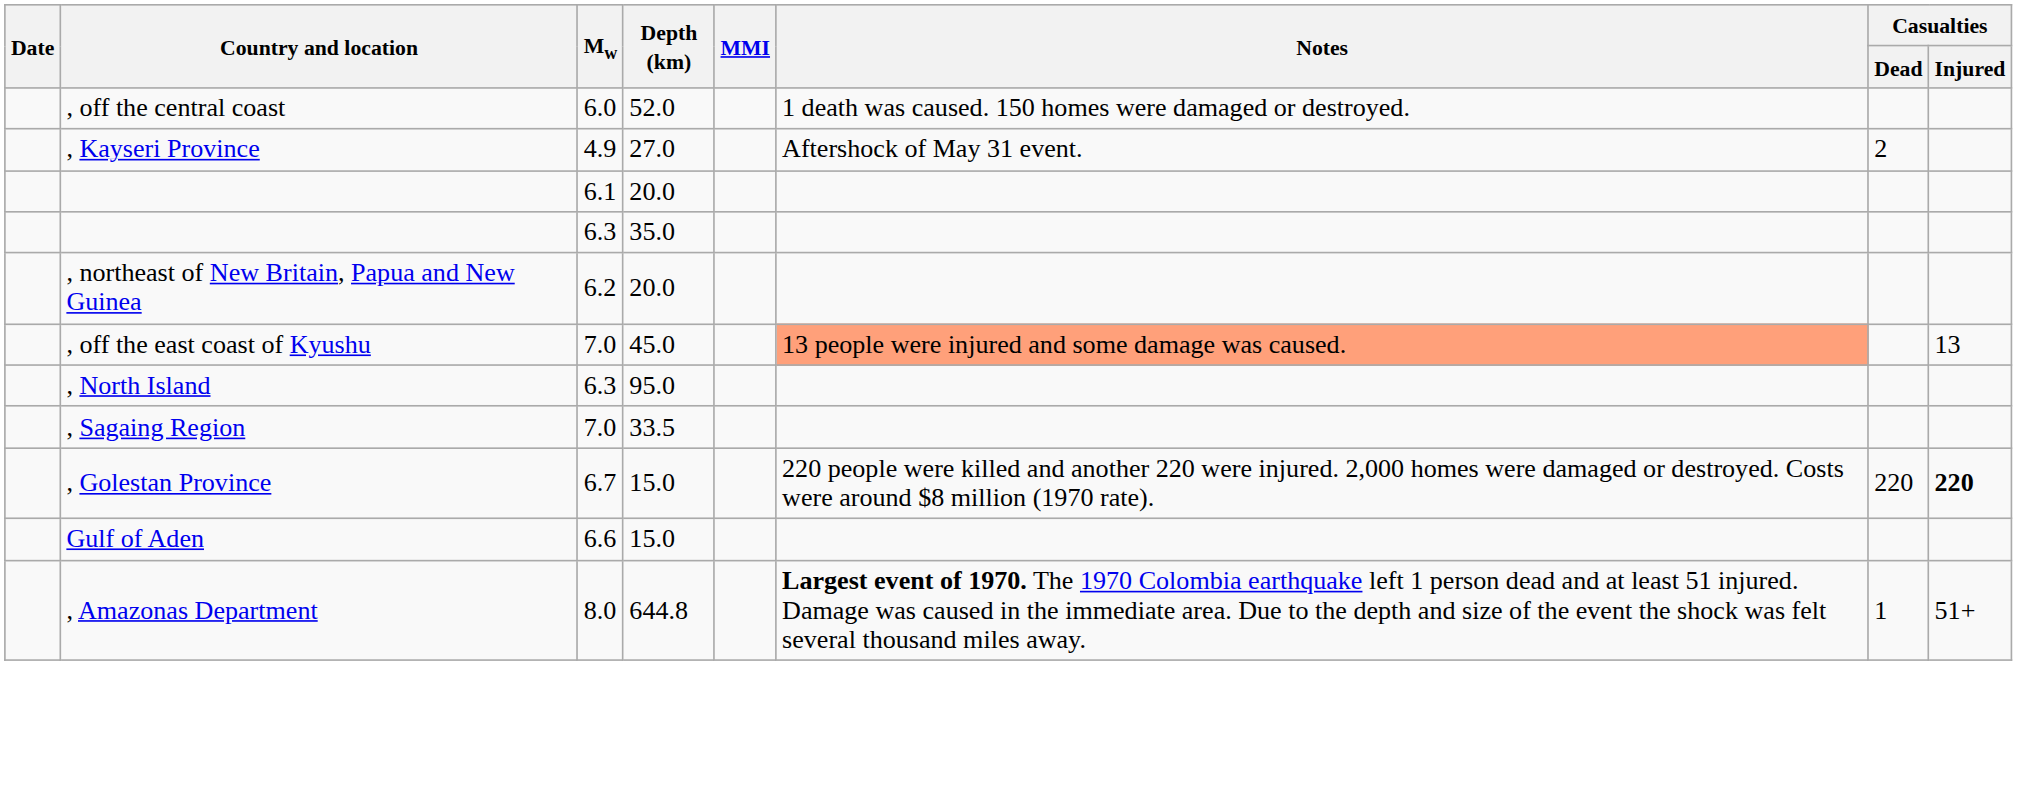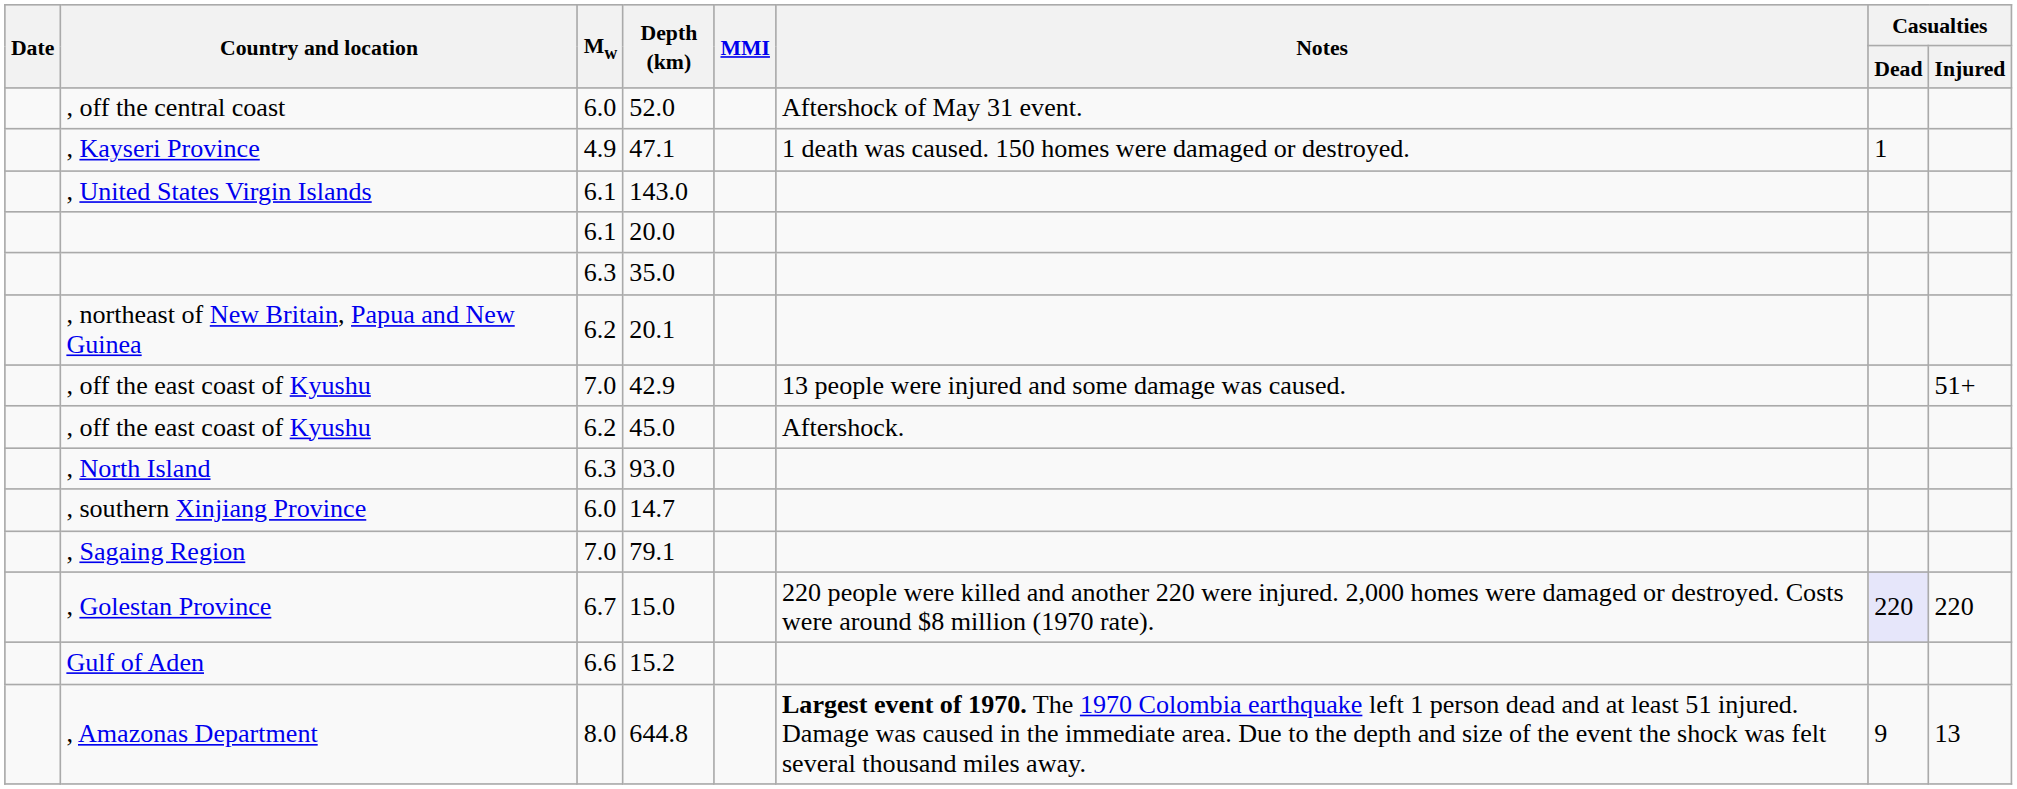(1096, 107) 1 death was caused. 150 homes were damaged or destroyed. -> (932, 107) Aftershock of May 31 event.
(652, 149) 27.0 -> (652, 149) 47.1
(932, 149) Aftershock of May 31 event. -> (1096, 149) 1 death was caused. 150 homes were damaged or destroyed.
(1881, 149) 2 -> (1881, 149) 1
+ row: (219, 190)
(652, 288) 20.0 -> (652, 329) 20.1
(652, 344) 45.0 -> (652, 385) 42.9
(1064, 344) lightsalmon background -> (1064, 385) no background
(1948, 344) 13 -> (1955, 385) 51+
+ row: (219, 426)
(652, 385) 95.0 -> (652, 468) 93.0
+ row: (216, 509)
(652, 426) 33.5 -> (652, 550) 79.1
(1894, 482) no background -> (1894, 606) lavender background
(1954, 482) bold -> (1954, 606) normal
(652, 538) 15.0 -> (652, 662) 15.2
(1881, 609) 1 -> (1881, 733) 9
(1955, 609) 51+ -> (1948, 733) 13
